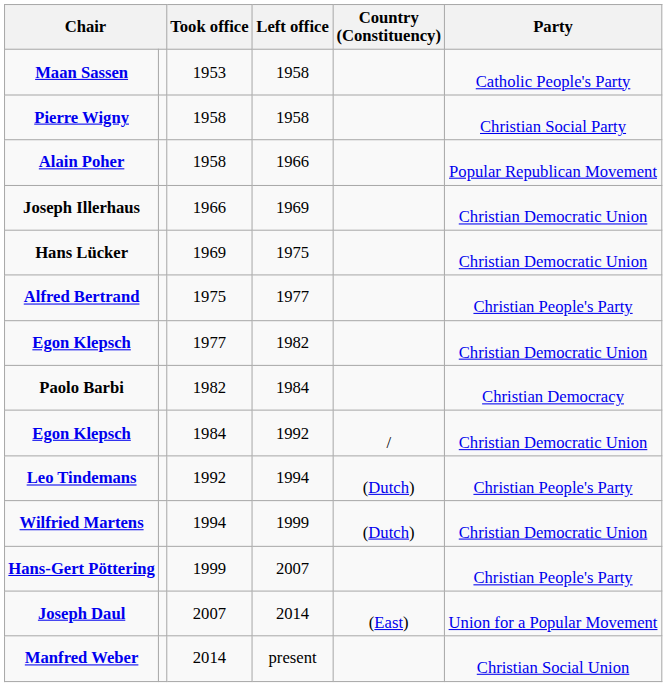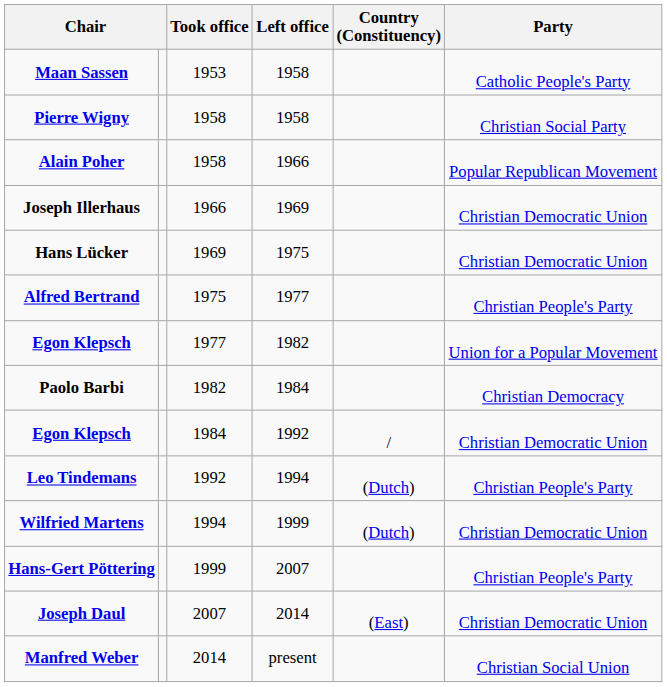(553, 352) Christian Democratic Union -> (553, 352) Union for a Popular Movement
(553, 622) Union for a Popular Movement -> (553, 622) Christian Democratic Union
